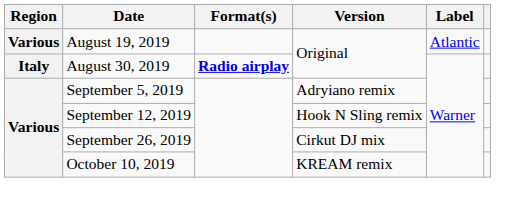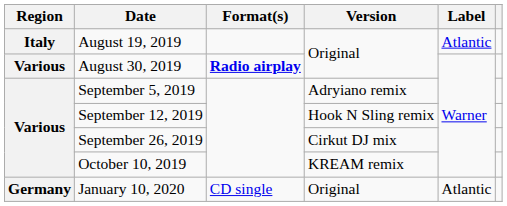(34, 41) Various -> (40, 41) Italy
(34, 66) Italy -> (40, 66) Various
+ row: (131, 189)
